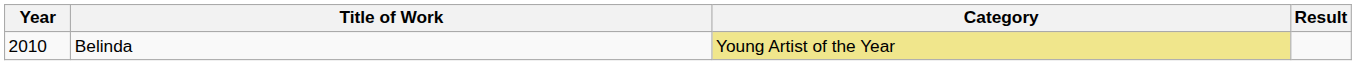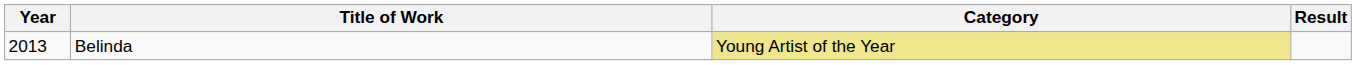(28, 45) 2010 -> (28, 45) 2013
